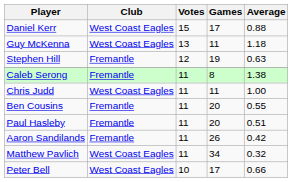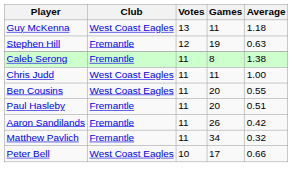- row: (31, 28)
(112, 106) Fremantle -> (132, 91) West Coast Eagles
(132, 153) West Coast Eagles -> (112, 138) Fremantle
